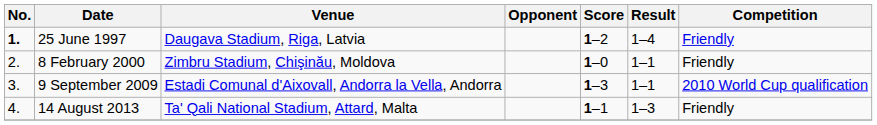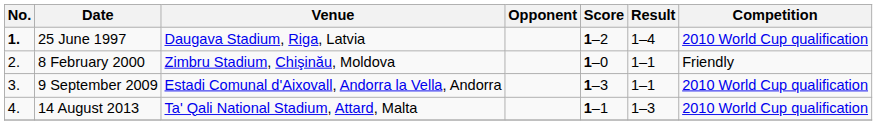(708, 39) Friendly -> (775, 39) 2010 World Cup qualification
(708, 108) Friendly -> (775, 108) 2010 World Cup qualification
